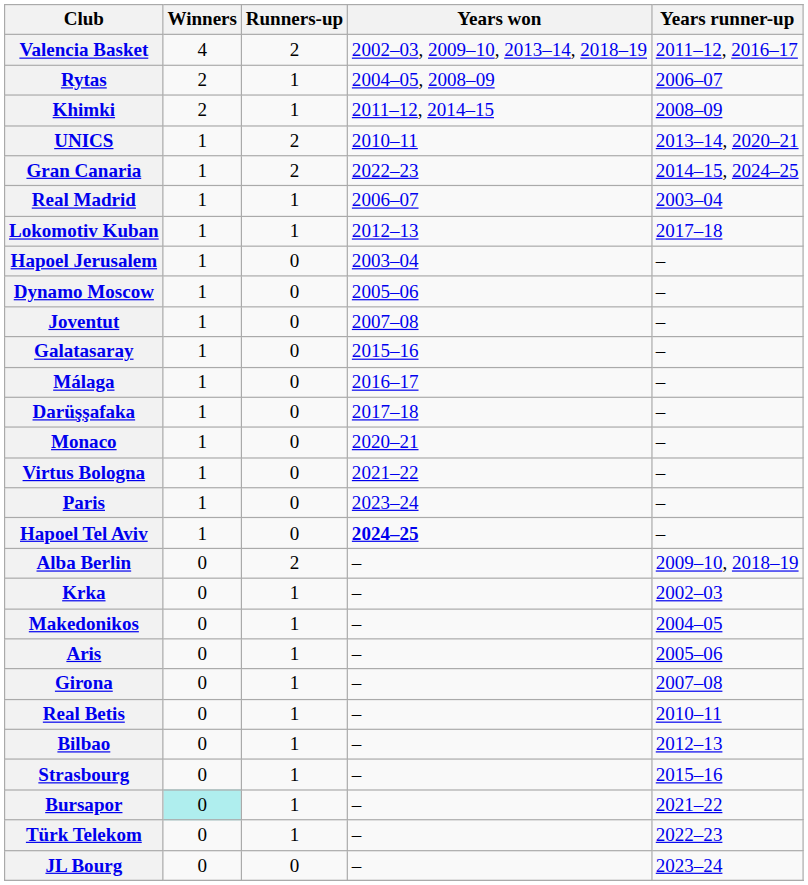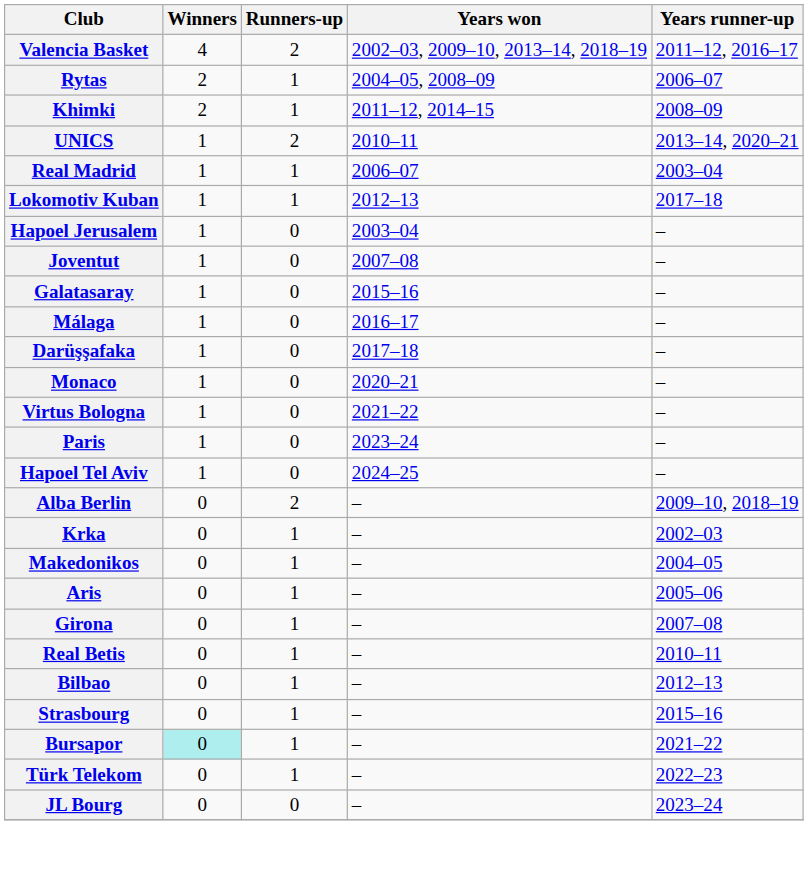- row: (84, 170)
- row: (84, 291)
(385, 532) bold -> (385, 472) normal
